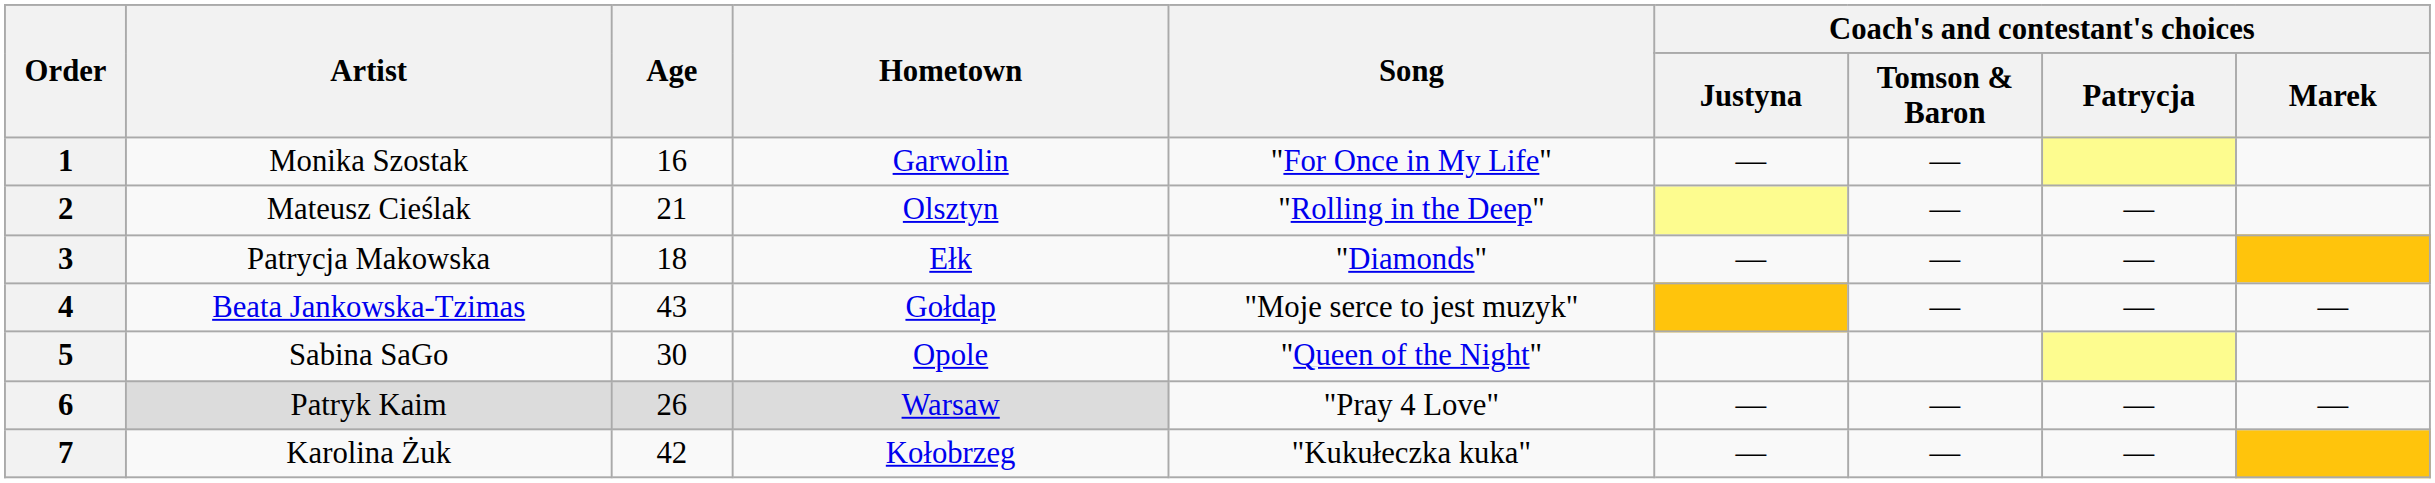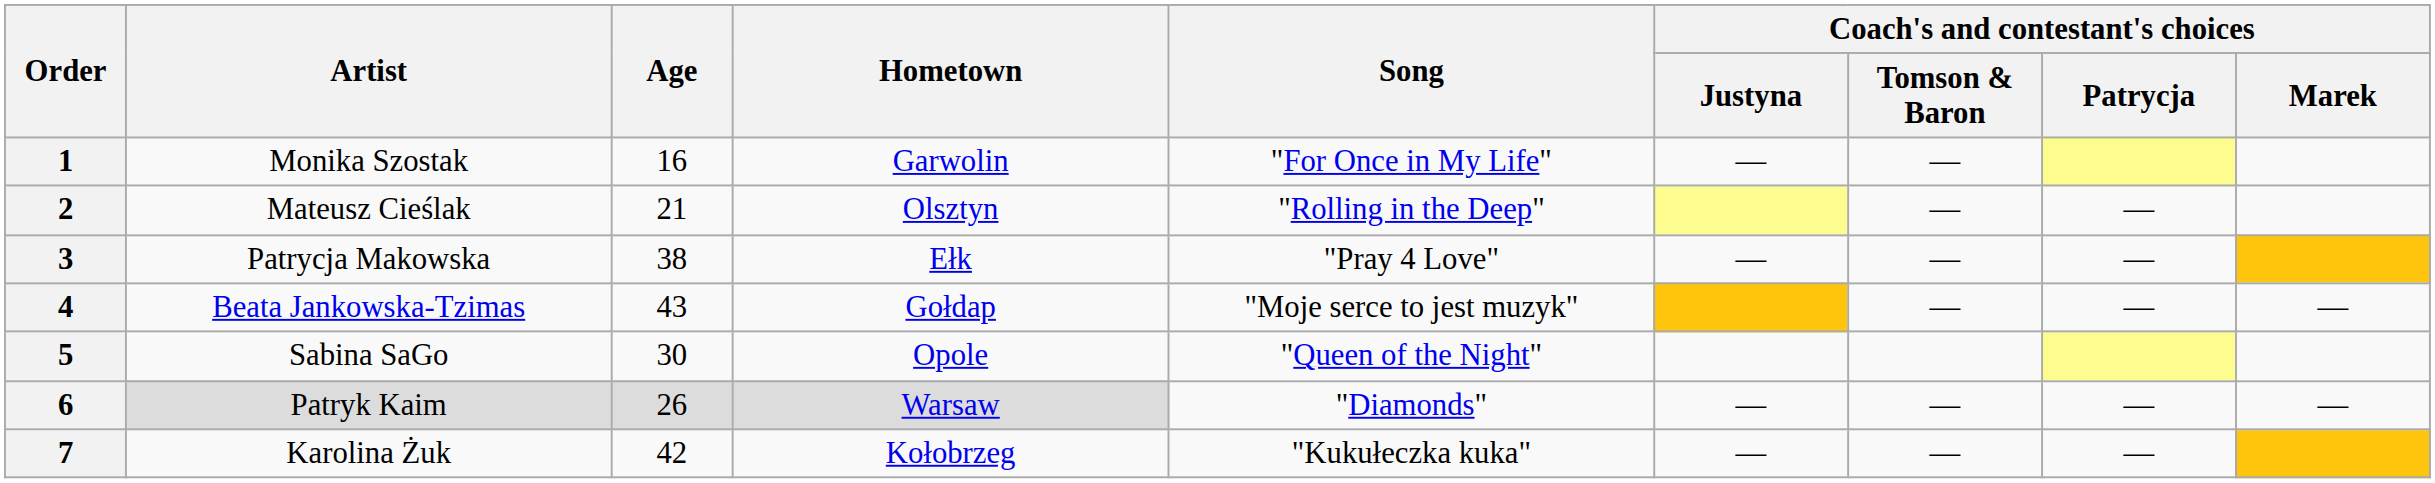(672, 258) 18 -> (672, 258) 38
(1411, 258) "Diamonds" -> (1411, 258) "Pray 4 Love"
(1411, 404) "Pray 4 Love" -> (1411, 404) "Diamonds"
